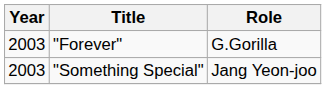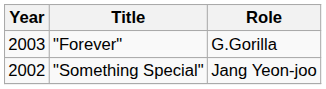(27, 70) 2003 -> (27, 70) 2002
